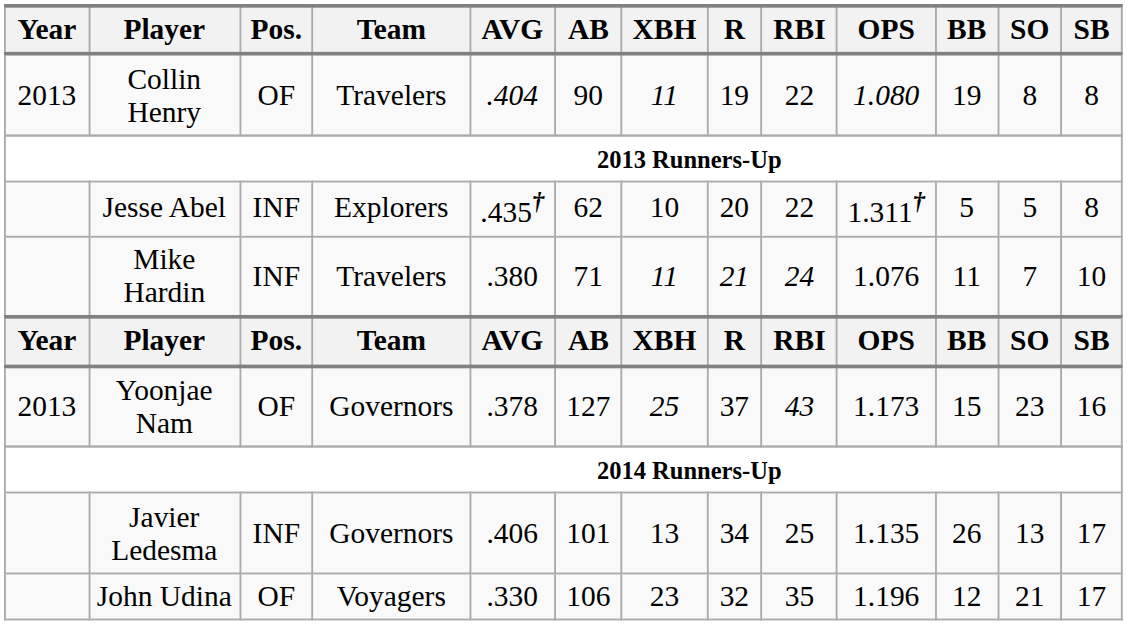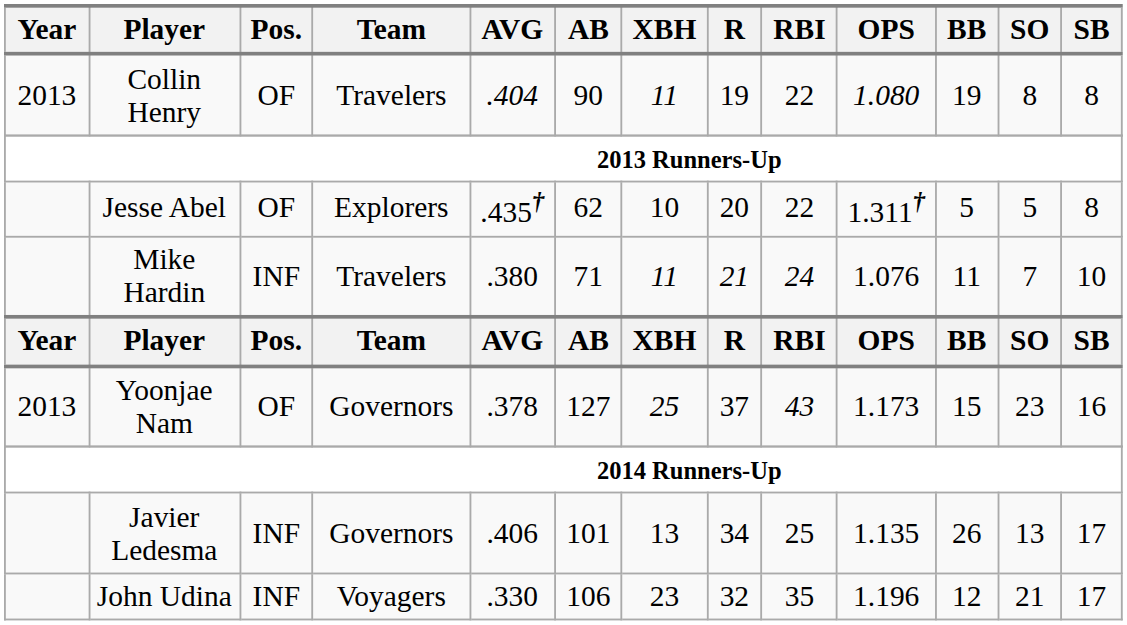(276, 208) INF -> (276, 208) OF
(276, 595) OF -> (276, 595) INF
